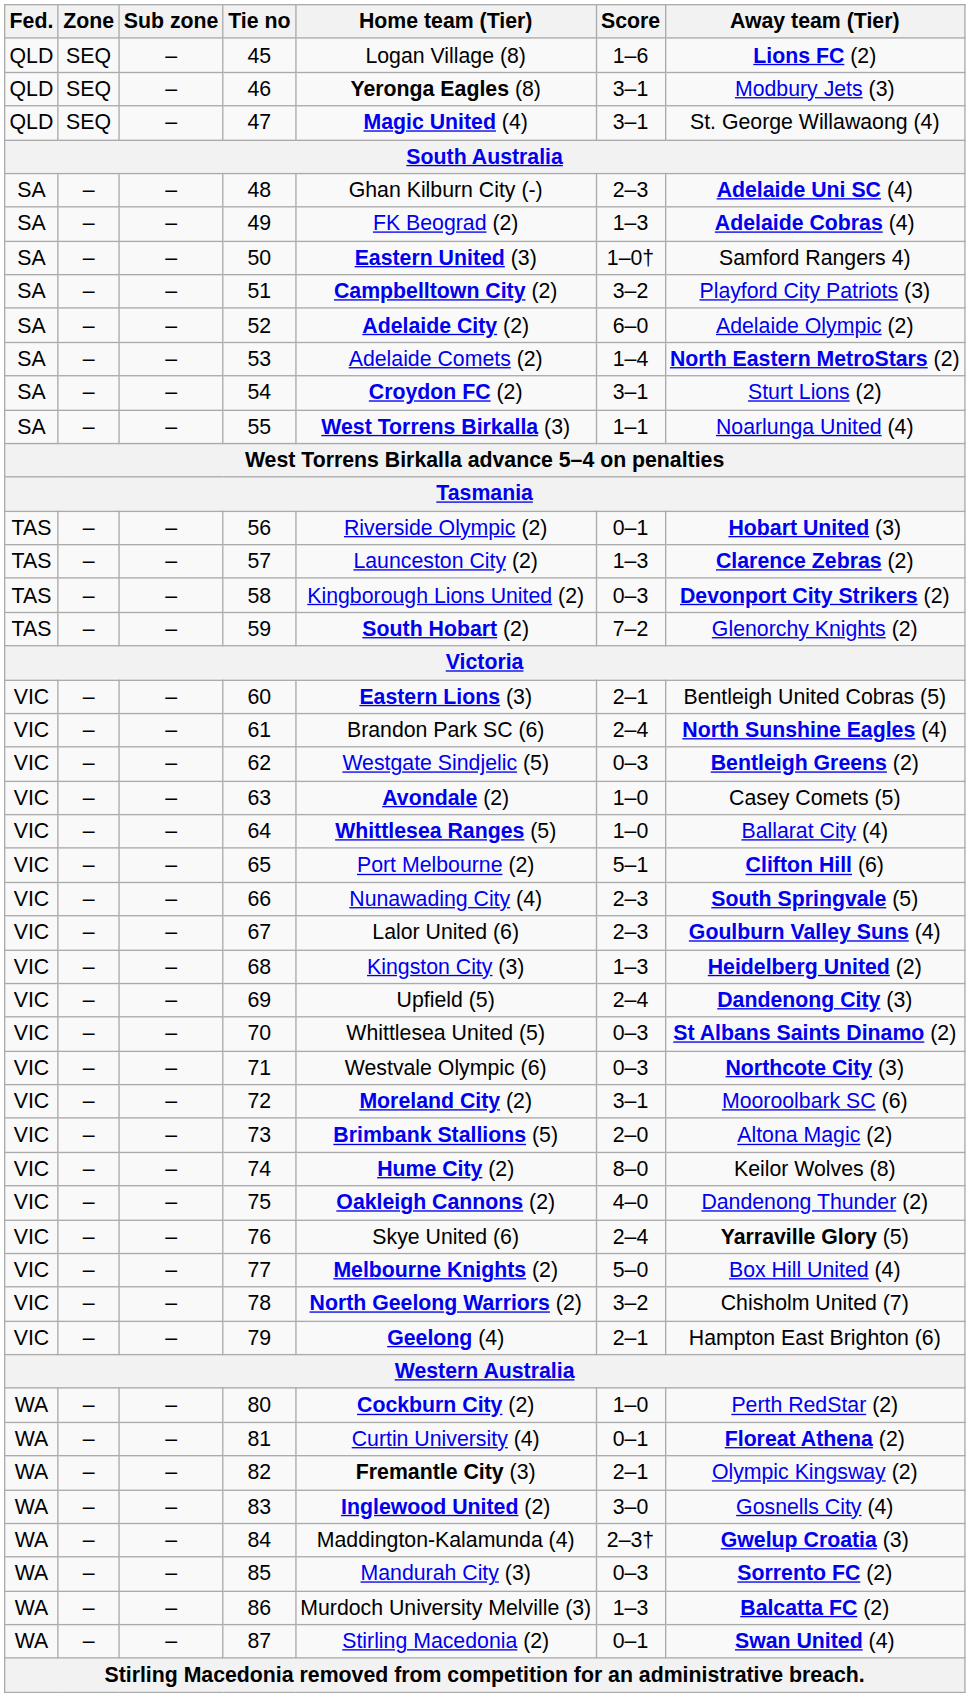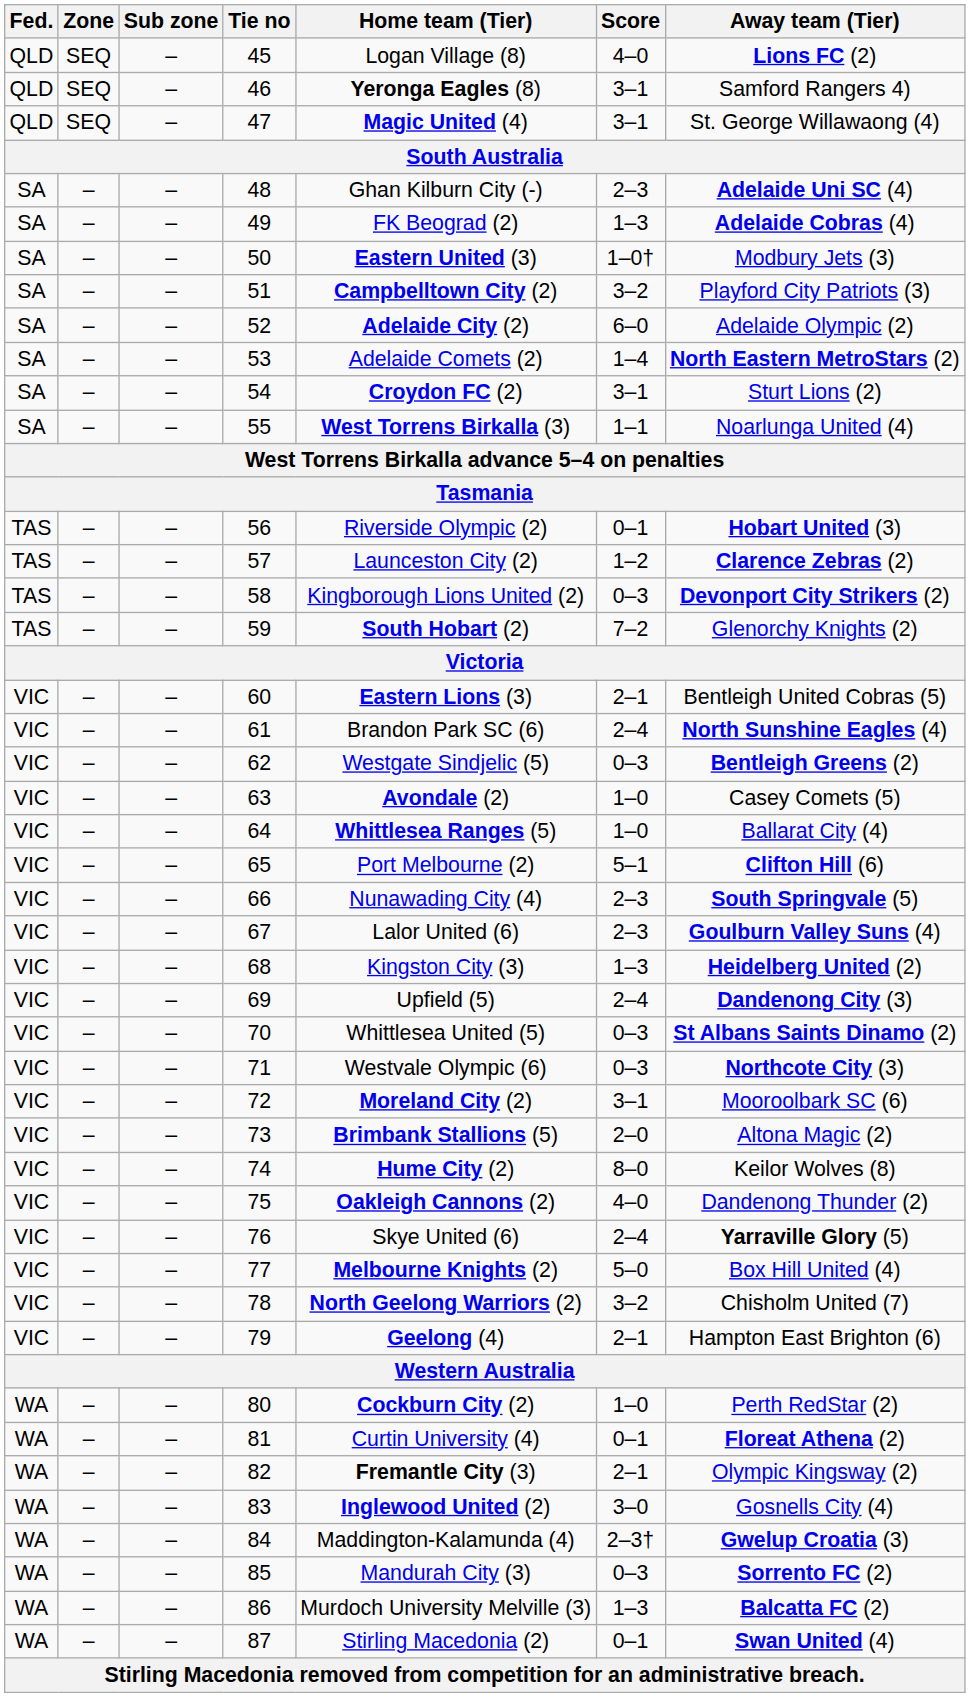(631, 55) 1–6 -> (631, 55) 4–0
(815, 88) Modbury Jets (3) -> (815, 88) Samford Rangers 4)
(815, 257) Samford Rangers 4) -> (815, 257) Modbury Jets (3)
(631, 561) 1–3 -> (631, 561) 1–2
